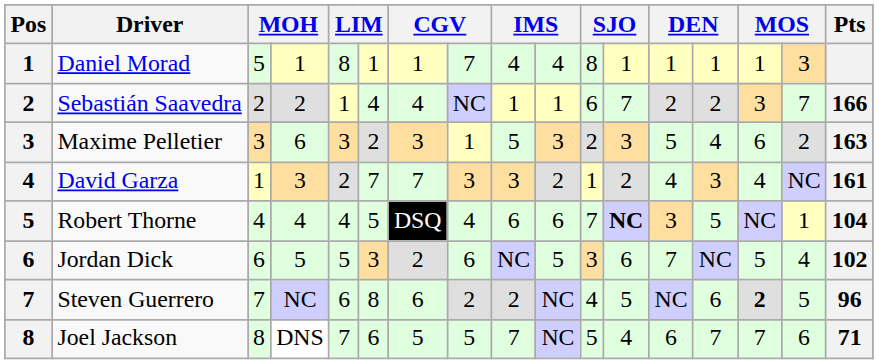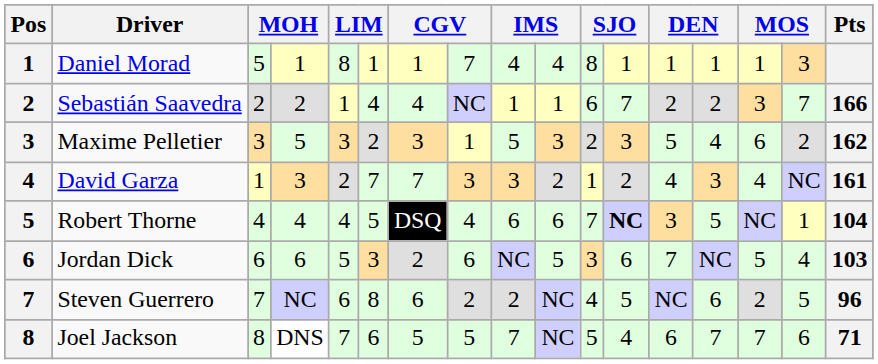(300, 141) 6 -> (300, 141) 5
(850, 141) 163 -> (850, 141) 162
(300, 259) 5 -> (300, 259) 6
(850, 259) 102 -> (850, 259) 103
(760, 298) bold -> (760, 298) normal
